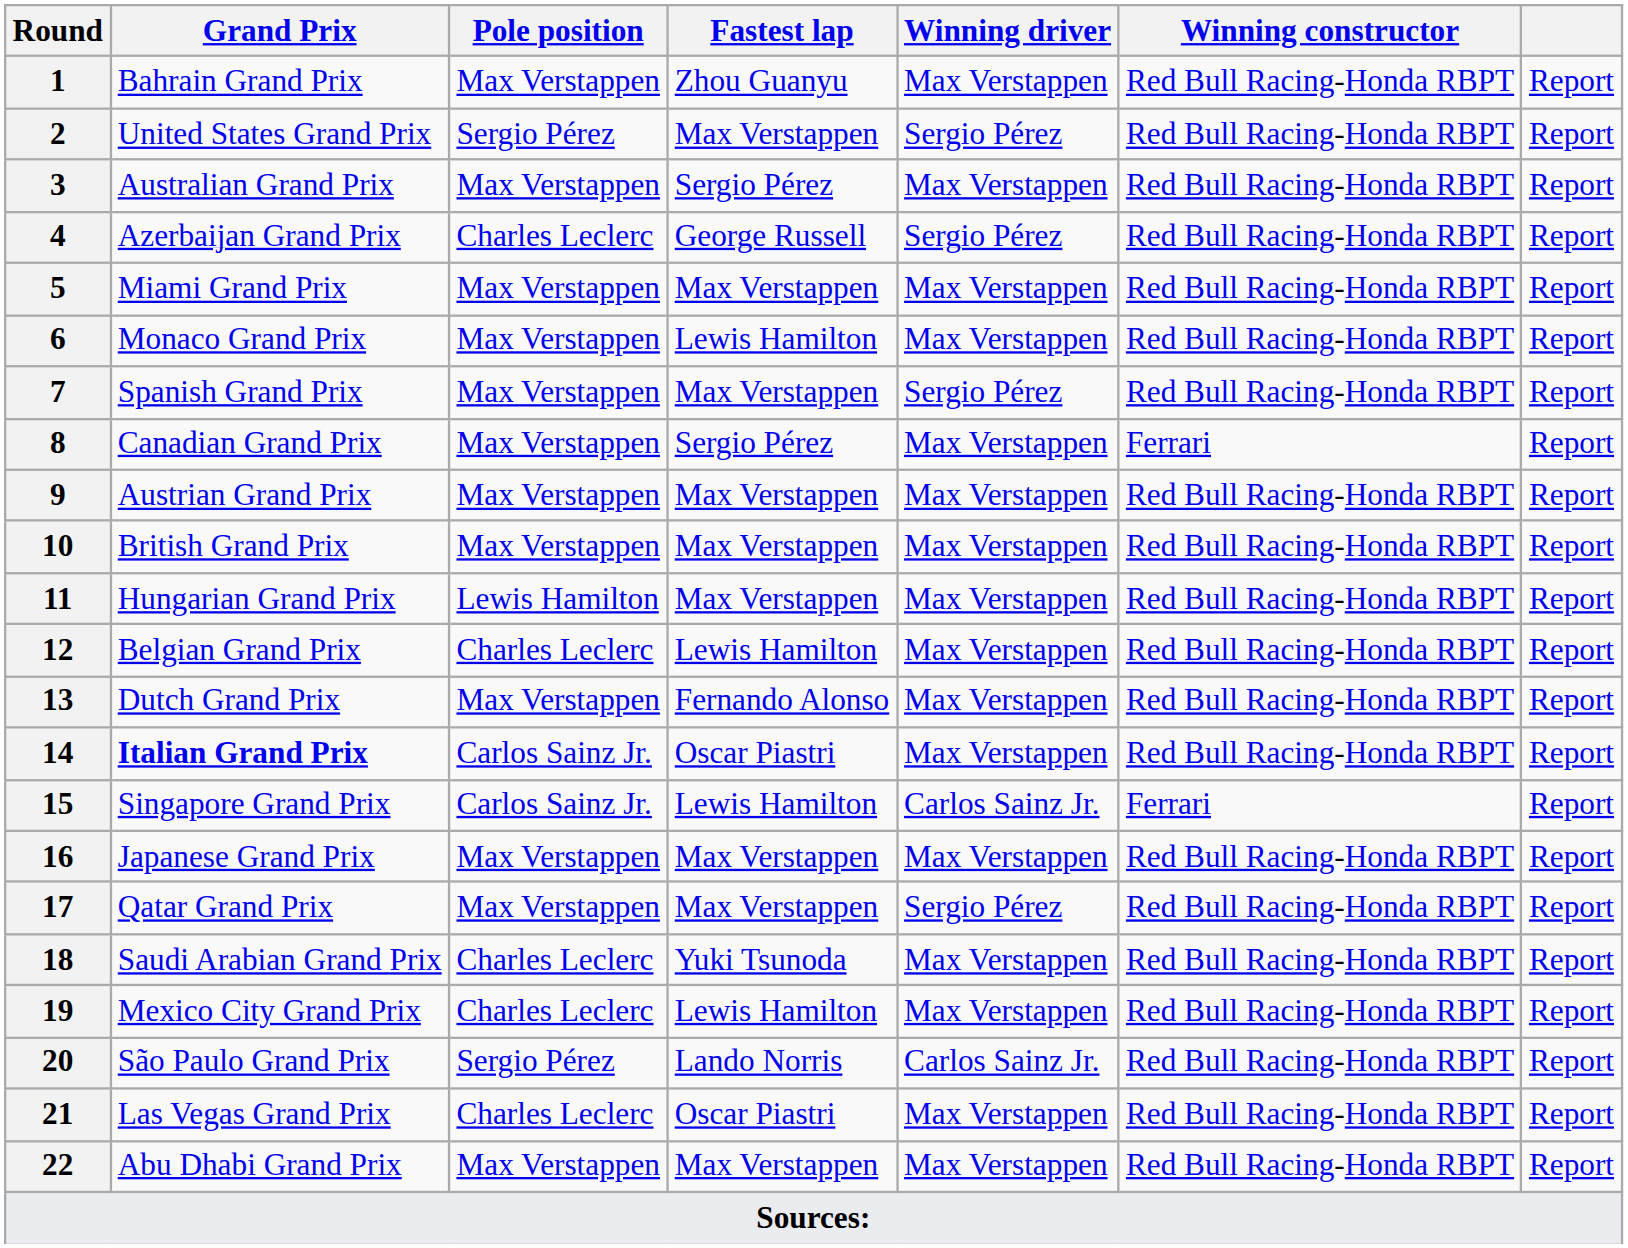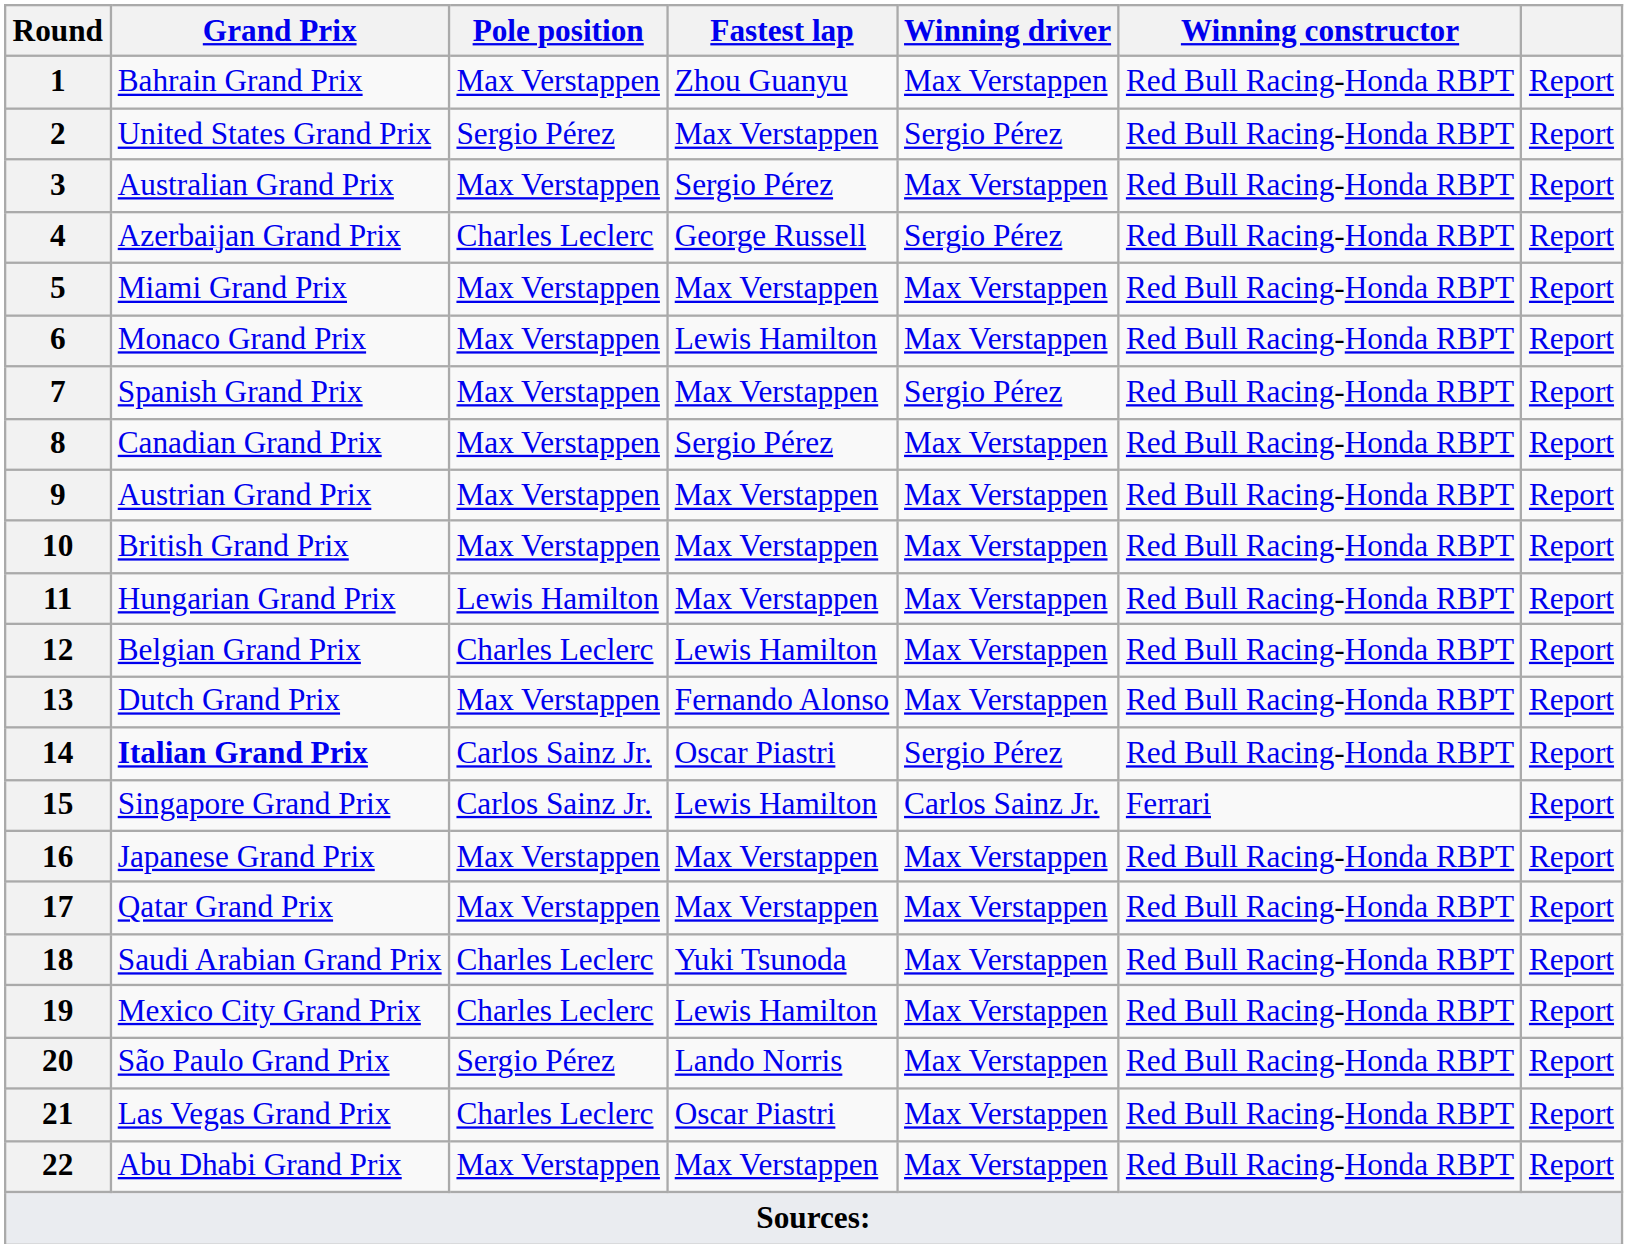(1168, 442) Ferrari -> (1320, 442) Red Bull Racing-Honda RBPT
(1006, 752) Max Verstappen -> (983, 752) Sergio Pérez
(983, 907) Sergio Pérez -> (1006, 907) Max Verstappen
(1002, 1062) Carlos Sainz Jr. -> (1006, 1062) Max Verstappen
